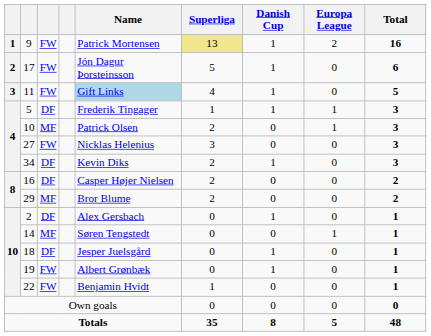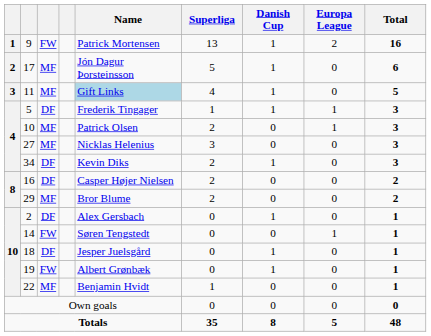(212, 43) khaki background -> (212, 43) no background
(48, 67) FW -> (48, 67) MF
(48, 91) FW -> (48, 91) MF
(48, 145) FW -> (48, 145) MF
(48, 233) MF -> (48, 233) FW
(48, 287) FW -> (48, 287) MF
